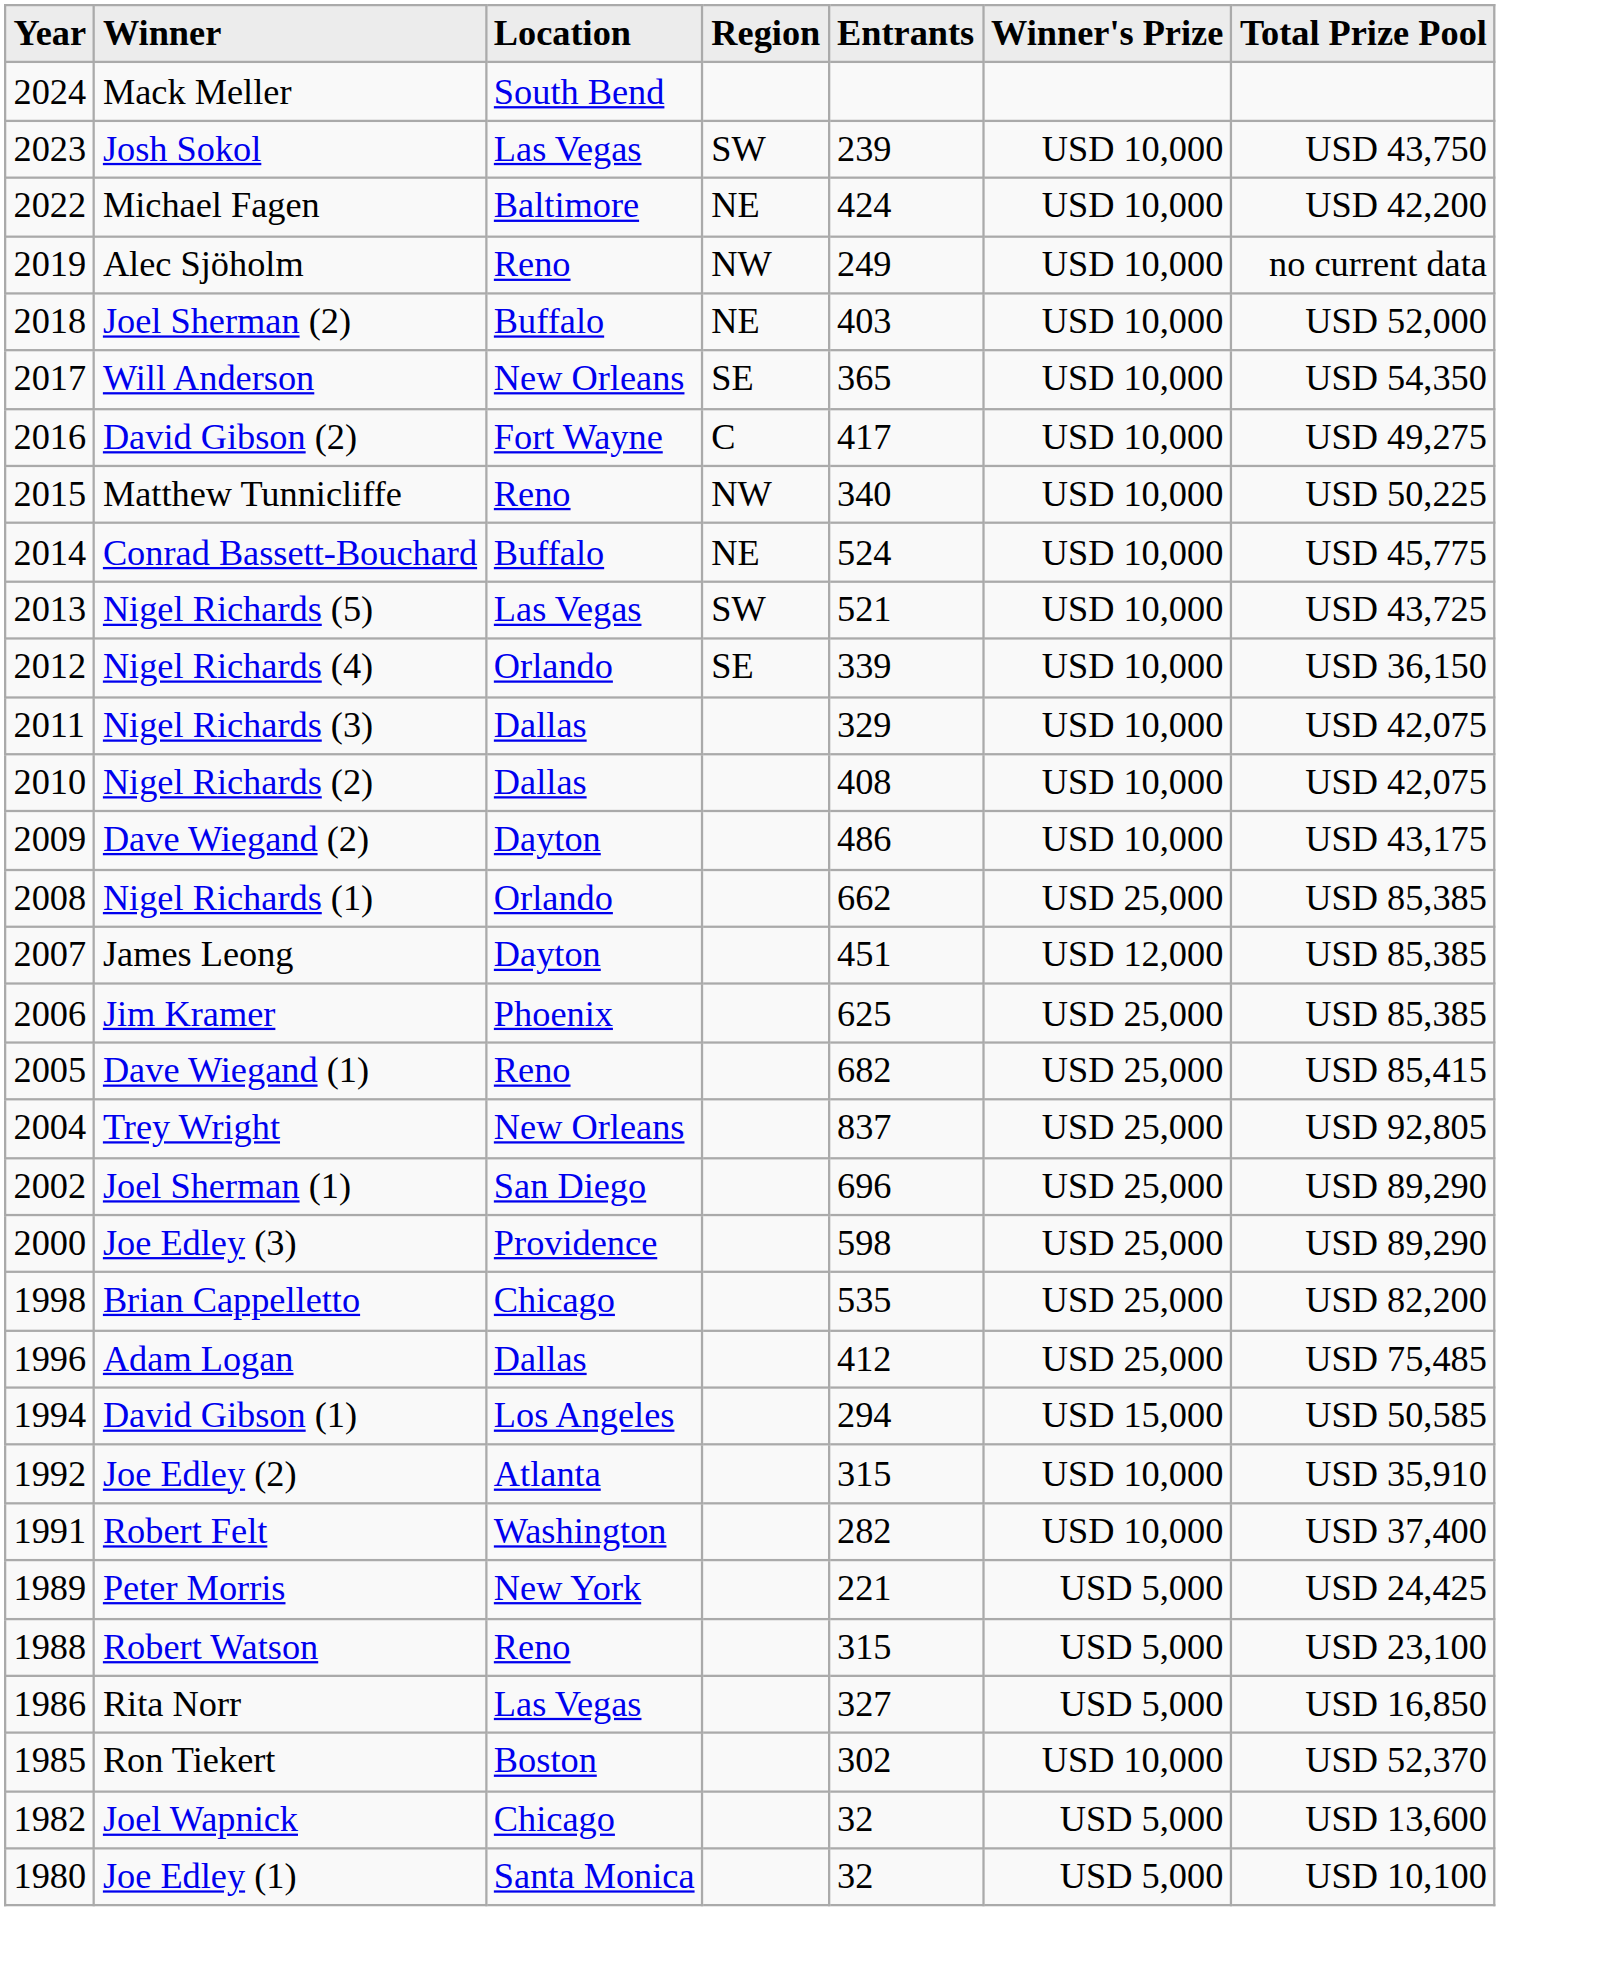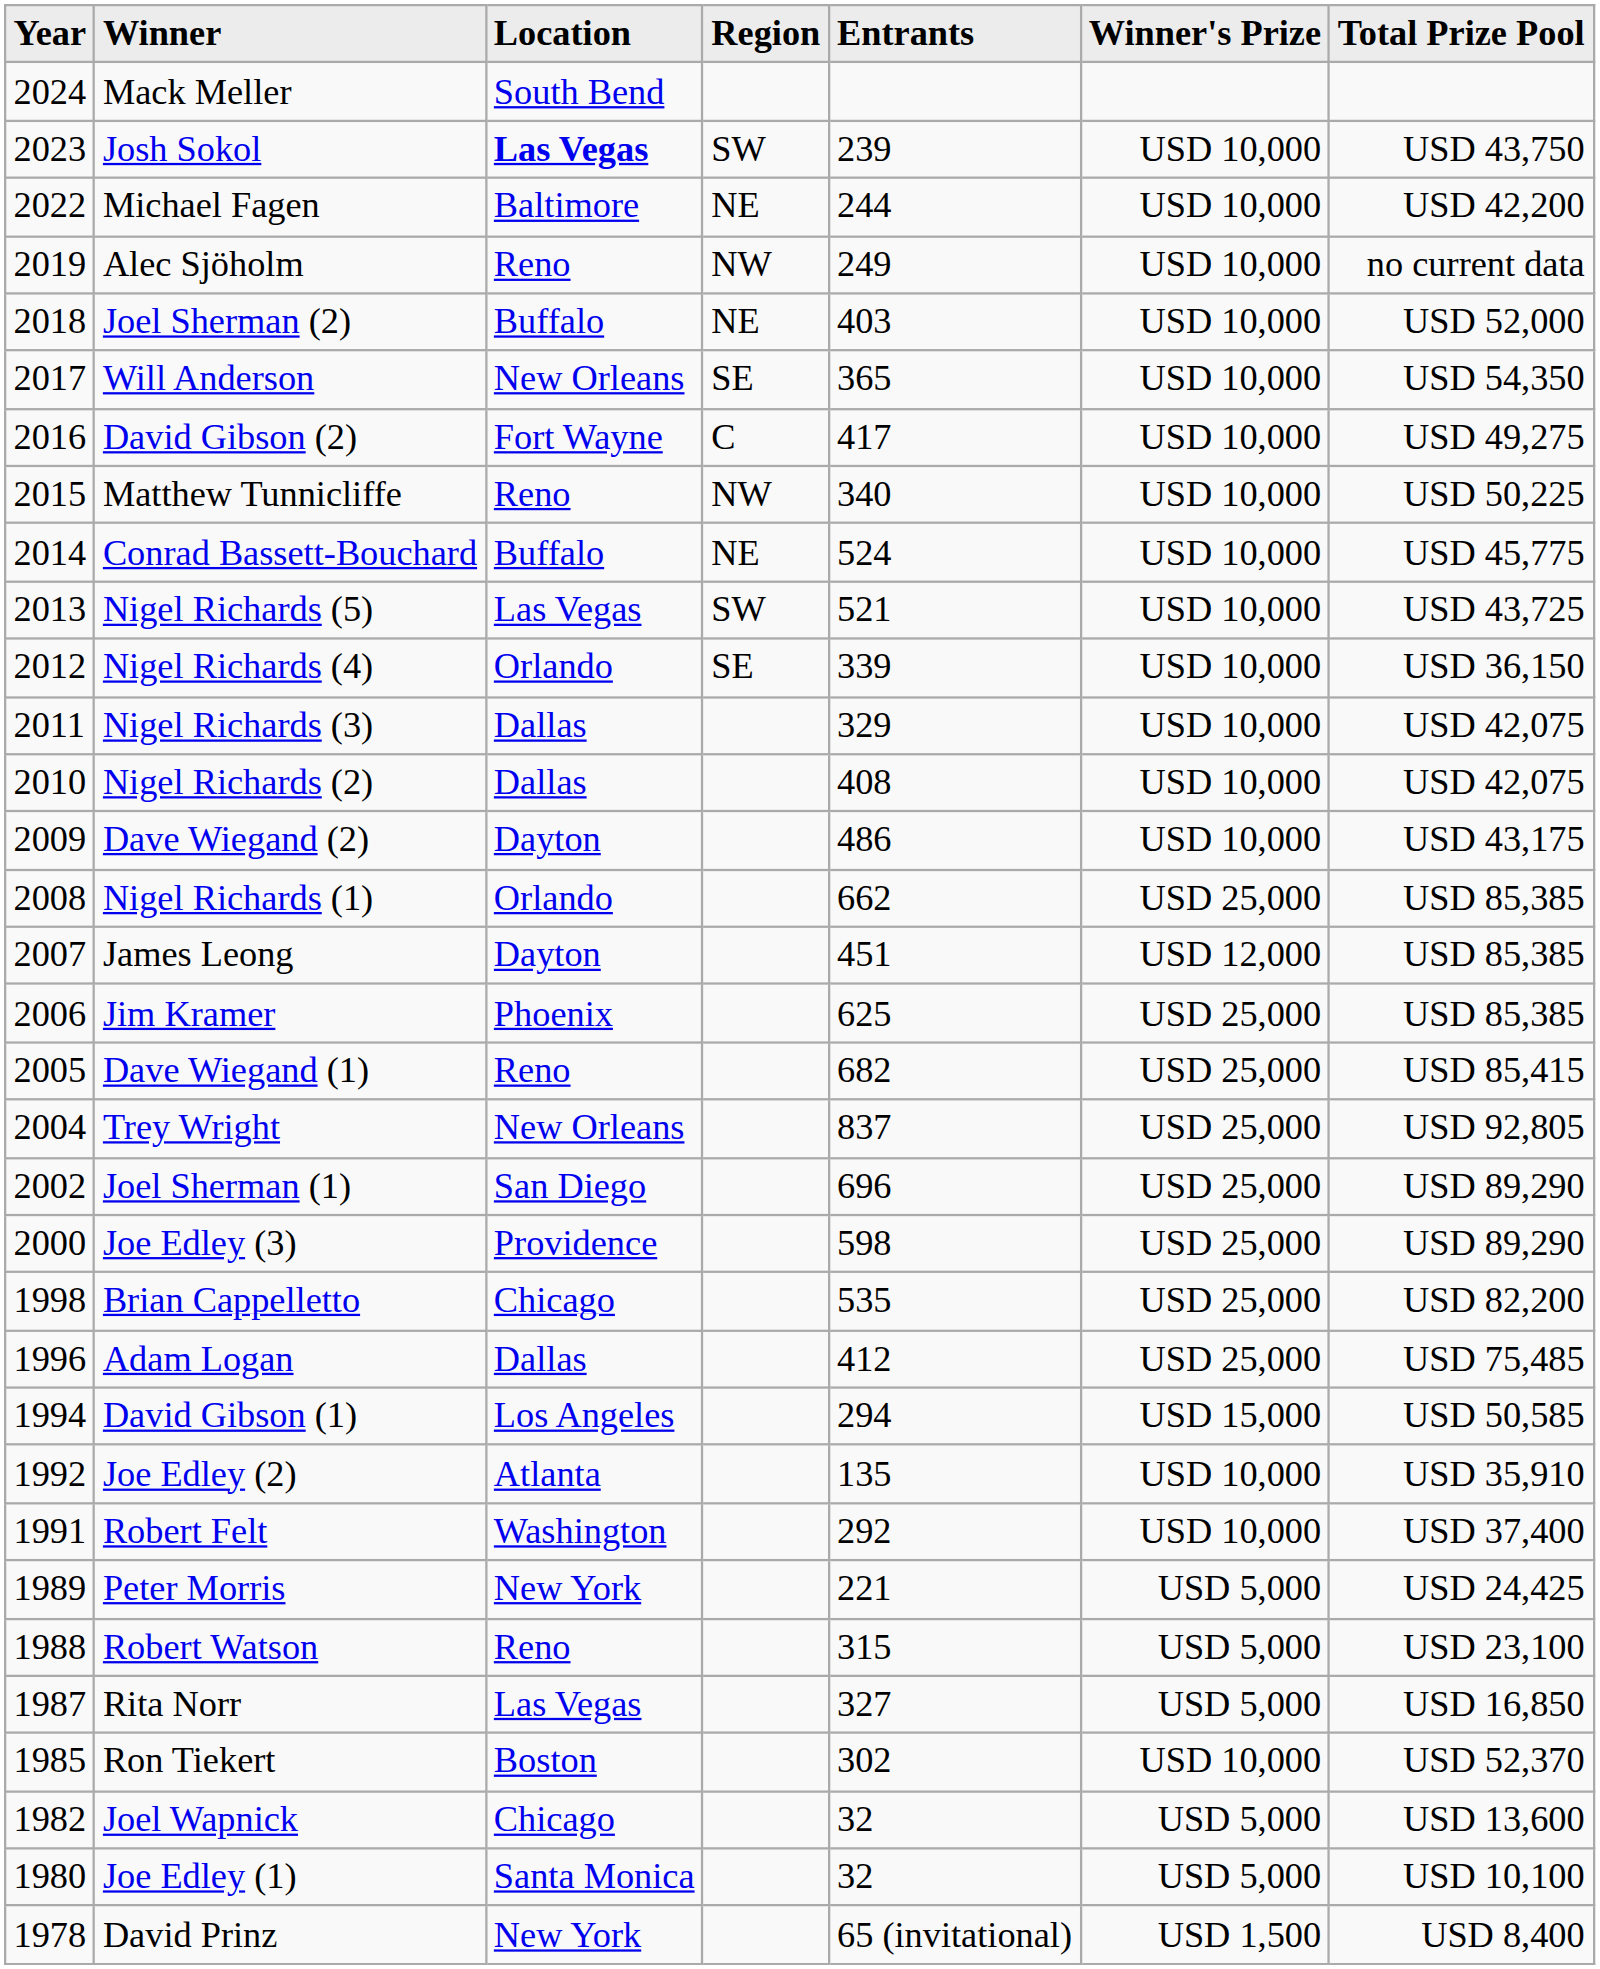(568, 148) normal -> (571, 148) bold
(864, 206) 424 -> (864, 206) 244
(864, 1473) 315 -> (864, 1473) 135
(864, 1530) 282 -> (864, 1530) 292
(50, 1703) 1986 -> (50, 1703) 1987
+ row: (190, 1934)
